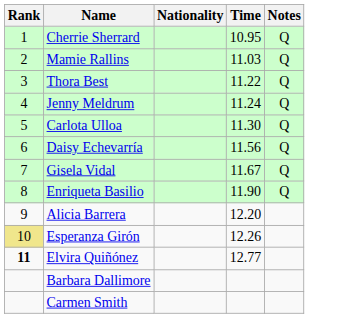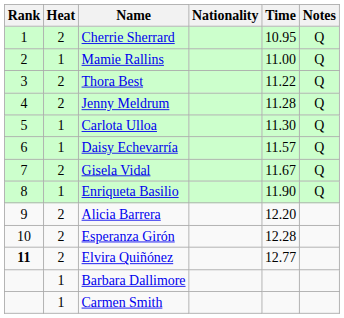+ column: (61, 15)
(246, 59) 11.03 -> (281, 59) 11.00
(246, 103) 11.24 -> (281, 103) 11.28
(246, 147) 11.56 -> (281, 147) 11.57
(24, 236) khaki background -> (24, 236) no background
(246, 236) 12.26 -> (281, 236) 12.28
